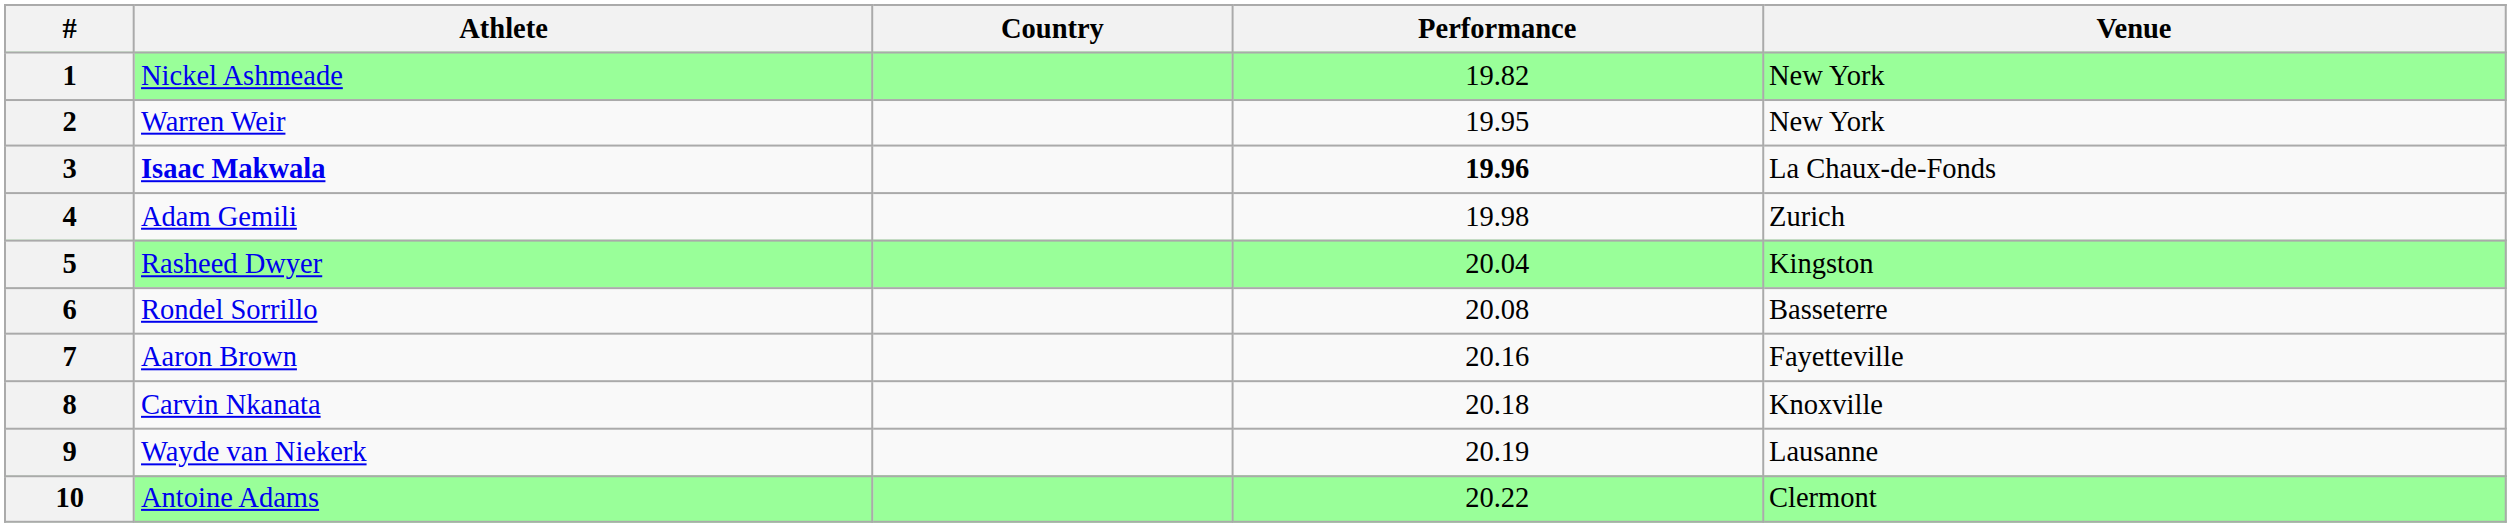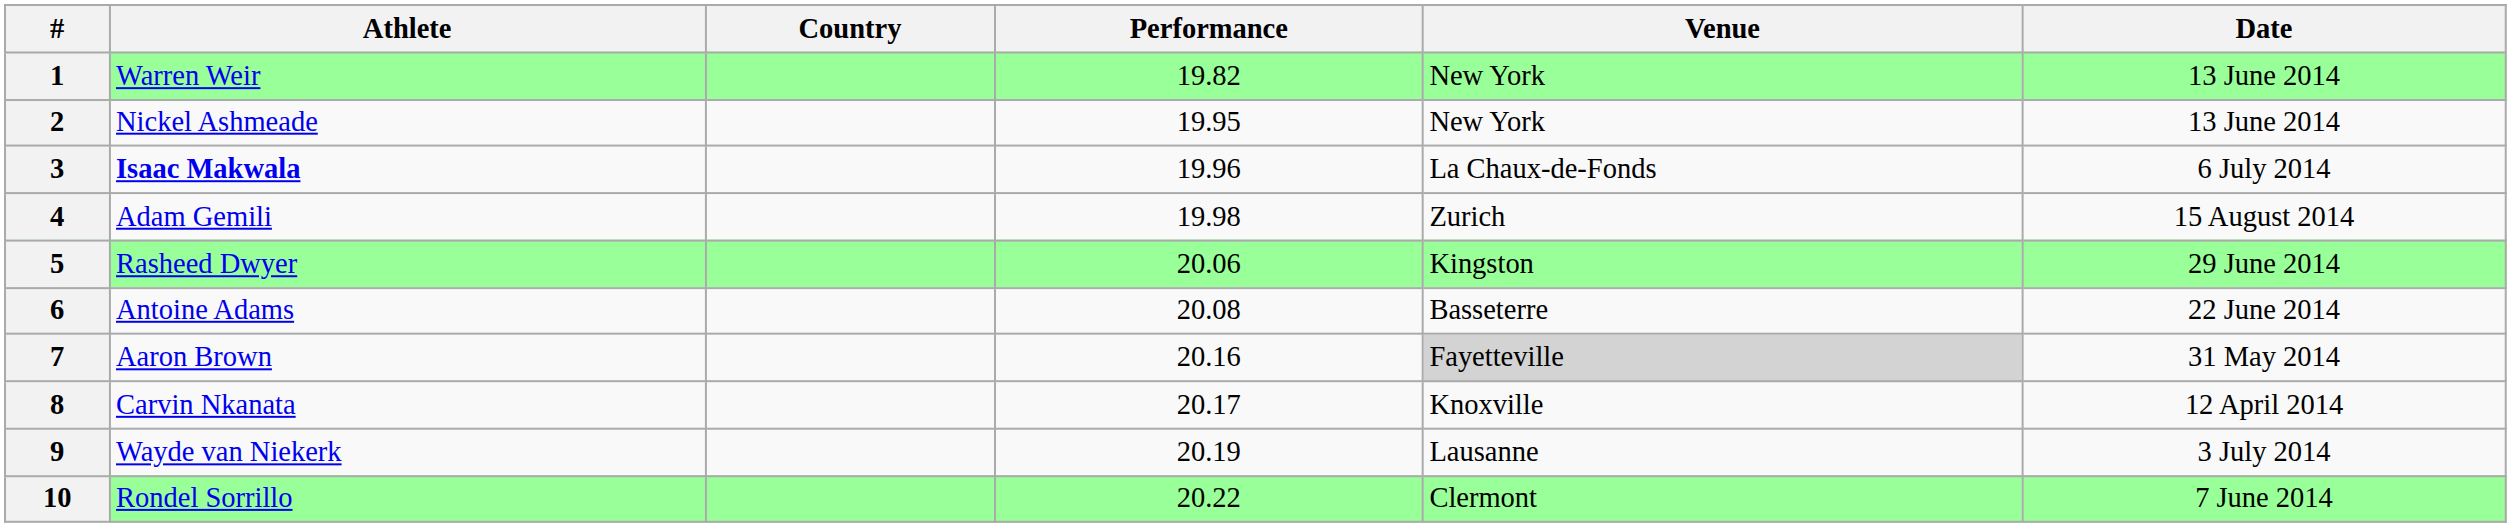+ column: (2264, 28)
(242, 75) Nickel Ashmeade -> (188, 75) Warren Weir
(213, 122) Warren Weir -> (217, 122) Nickel Ashmeade
(1497, 169) bold -> (1209, 169) normal
(1497, 263) 20.04 -> (1209, 263) 20.06
(229, 310) Rondel Sorrillo -> (205, 310) Antoine Adams
(1836, 357) no background -> (1497, 357) lightgrey background
(1497, 404) 20.18 -> (1209, 404) 20.17
(230, 498) Antoine Adams -> (204, 498) Rondel Sorrillo
